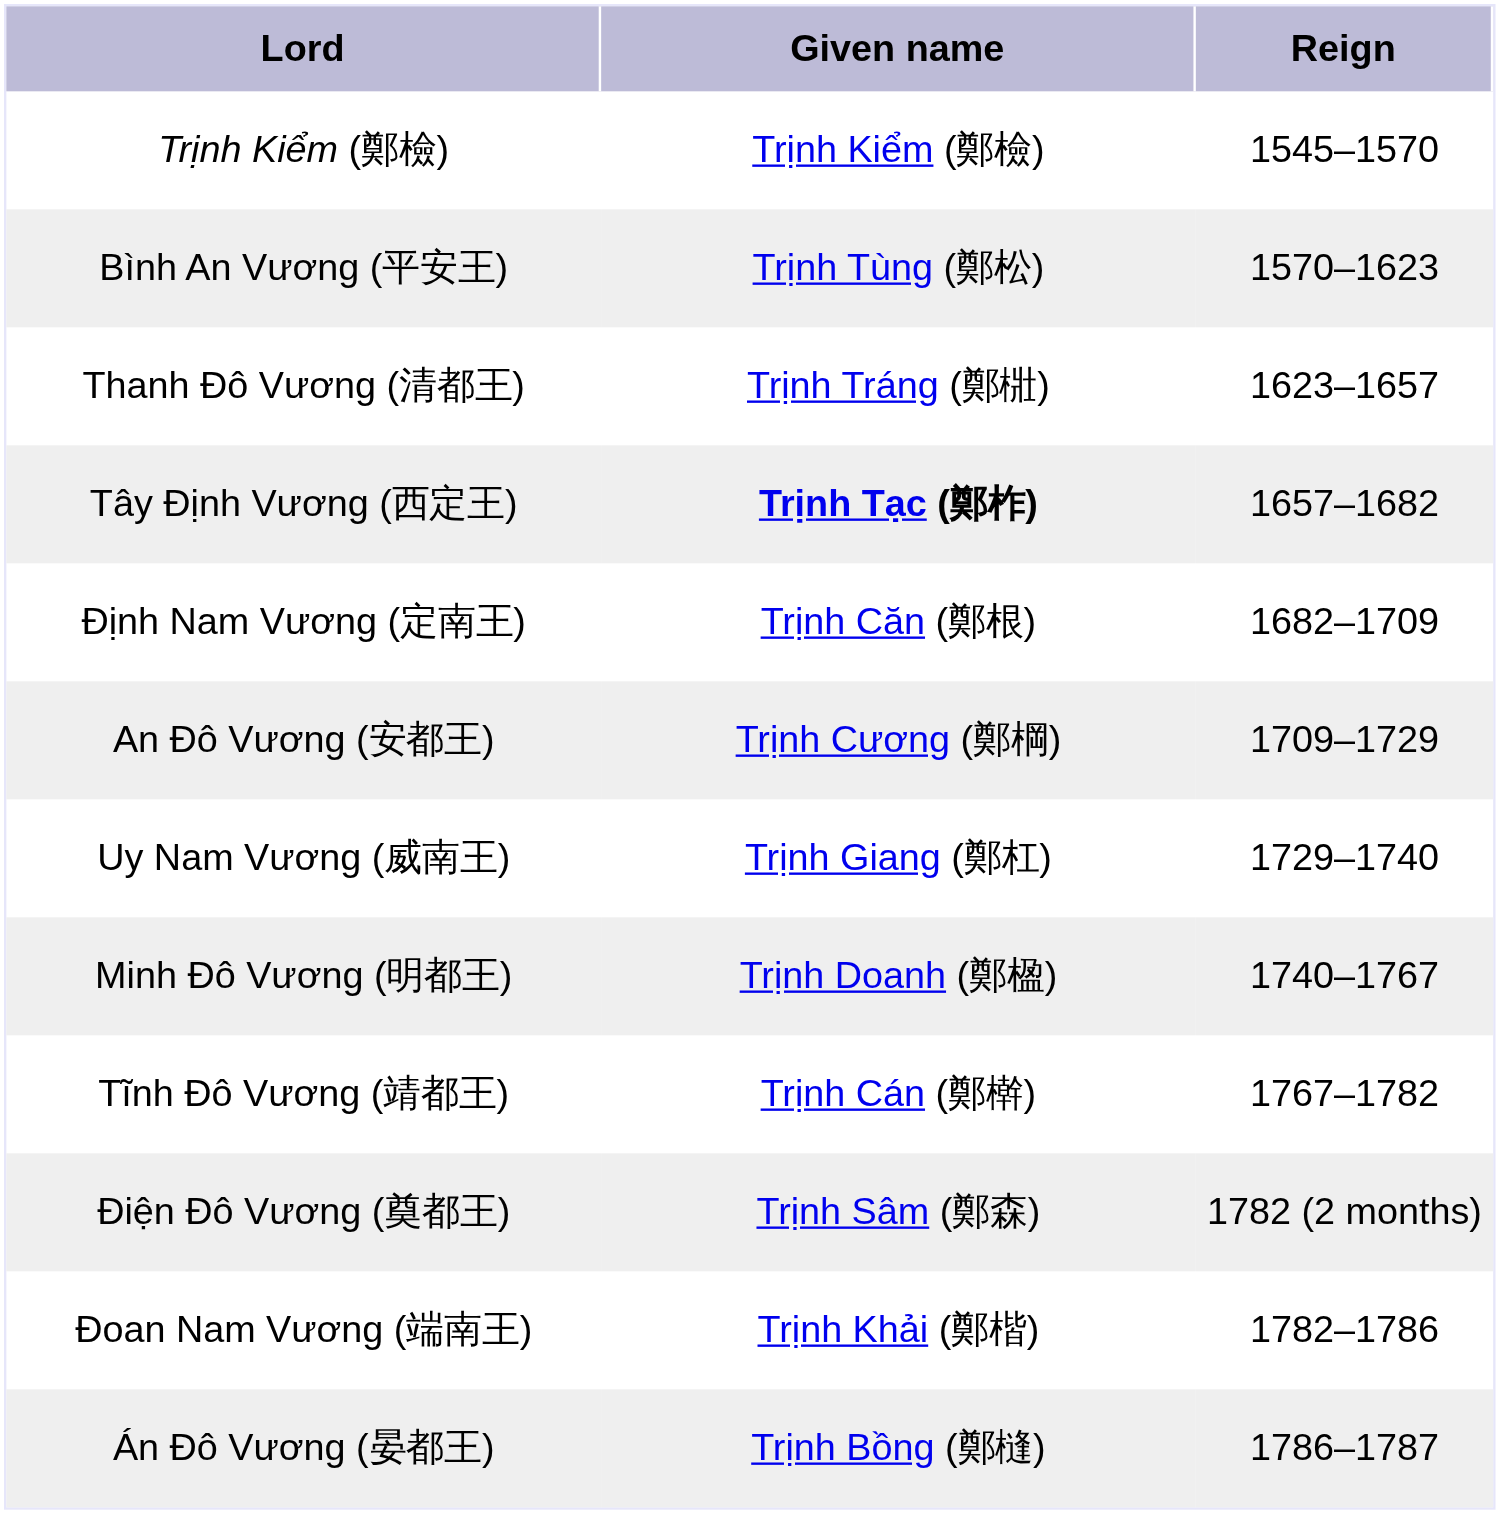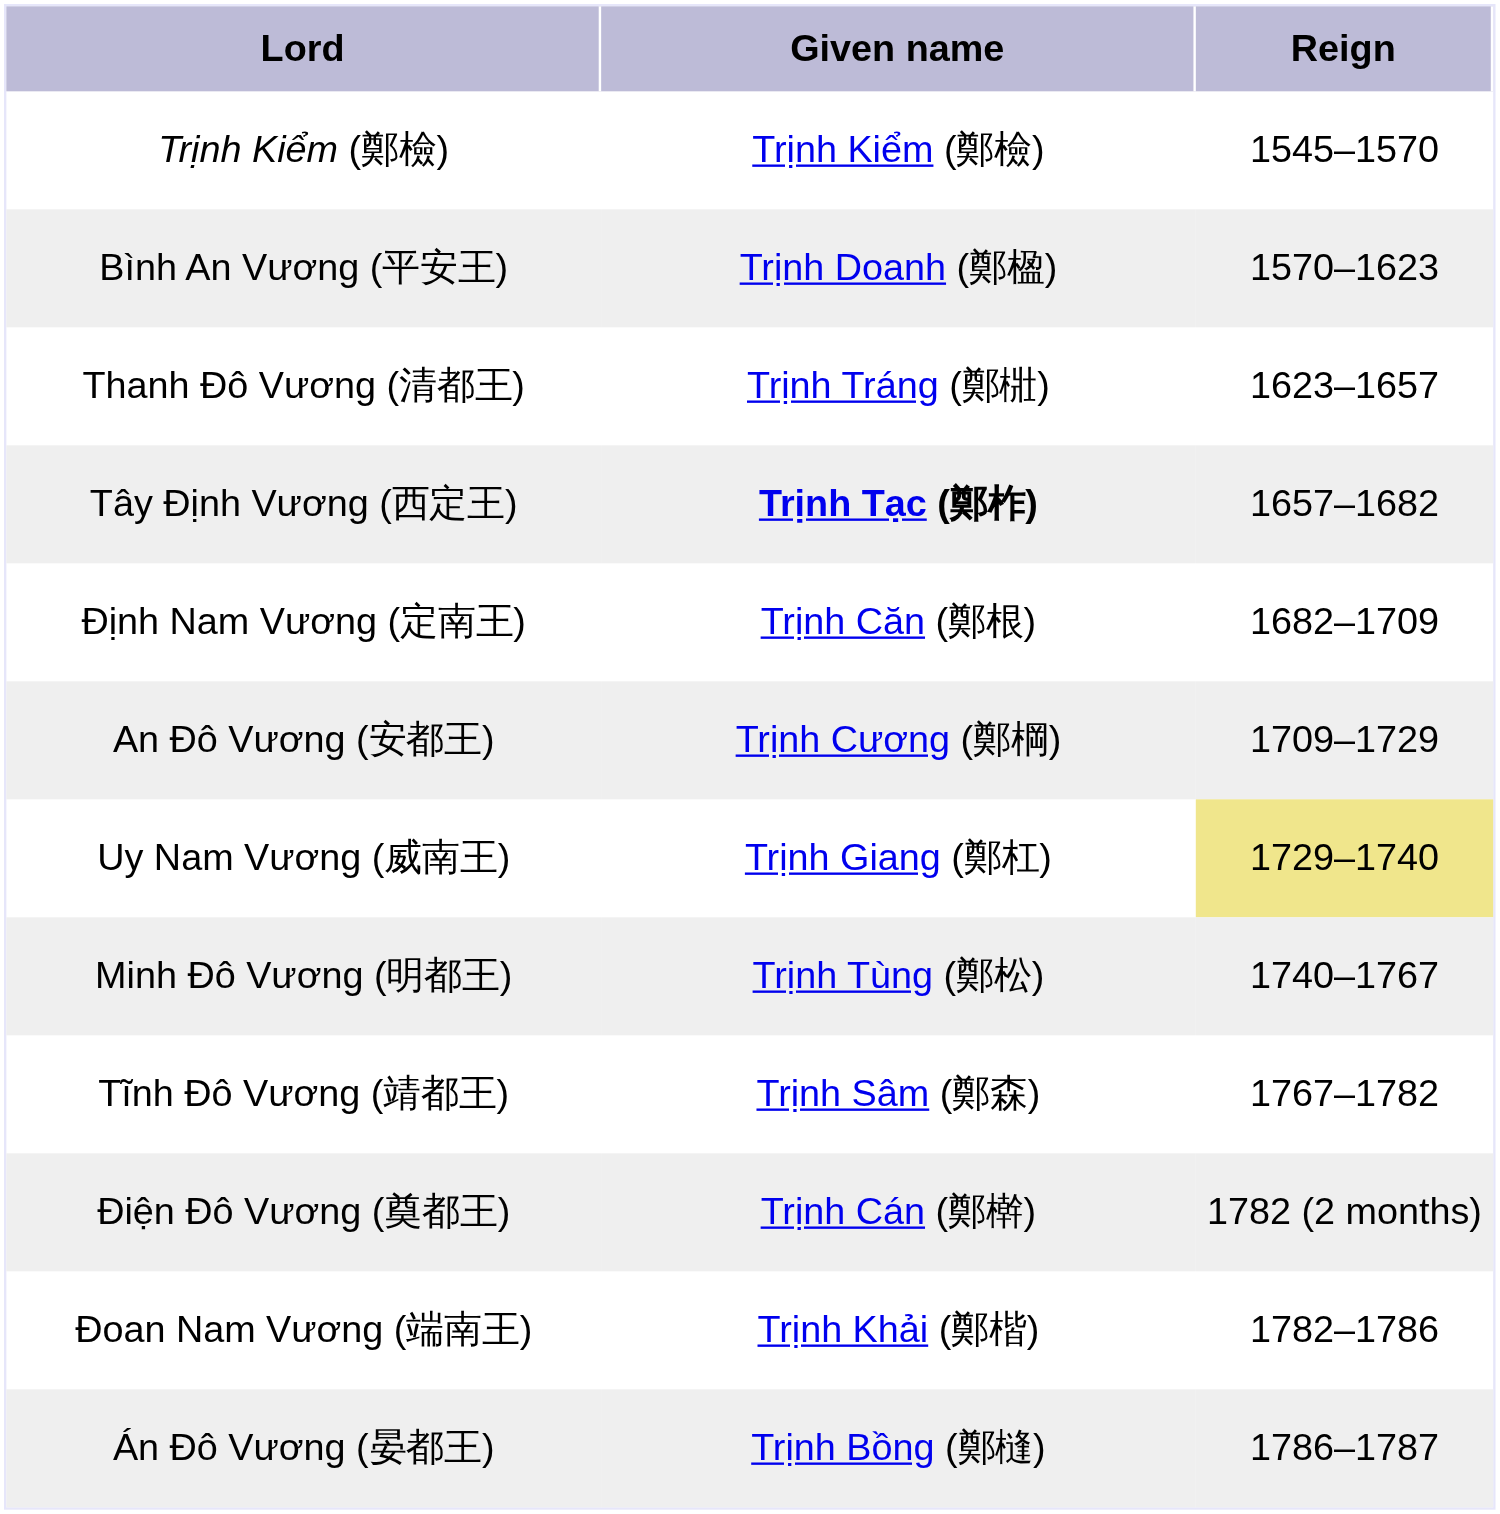(898, 266) Trịnh Tùng (鄭松) -> (898, 266) Trịnh Doanh (鄭楹)
(1344, 857) no background -> (1344, 857) khaki background
(898, 974) Trịnh Doanh (鄭楹) -> (898, 974) Trịnh Tùng (鄭松)
(898, 1092) Trịnh Cán (鄭檊) -> (898, 1092) Trịnh Sâm (鄭森)
(898, 1210) Trịnh Sâm (鄭森) -> (898, 1210) Trịnh Cán (鄭檊)
